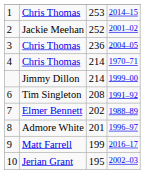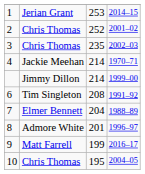(51, 12) Chris Thomas -> (47, 12) Jerian Grant
(53, 29) Jackie Meehan -> (51, 29) Chris Thomas
(97, 45) 236 -> (97, 45) 235
(123, 45) 2004–05 -> (123, 45) 2002–03
(51, 62) Chris Thomas -> (53, 62) Jackie Meehan
(97, 111) 202 -> (97, 111) 204
(47, 161) Jerian Grant -> (51, 161) Chris Thomas
(123, 161) 2002–03 -> (123, 161) 2004–05
